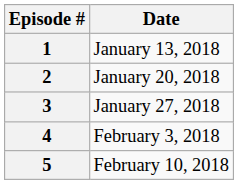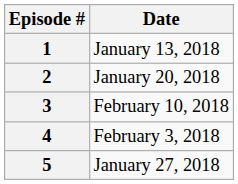(157, 106) January 27, 2018 -> (161, 106) February 10, 2018
(161, 164) February 10, 2018 -> (157, 164) January 27, 2018
